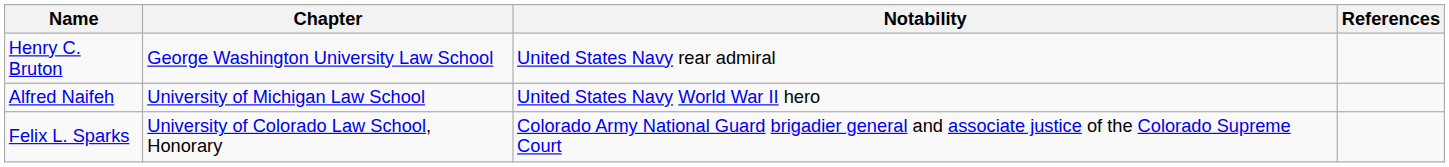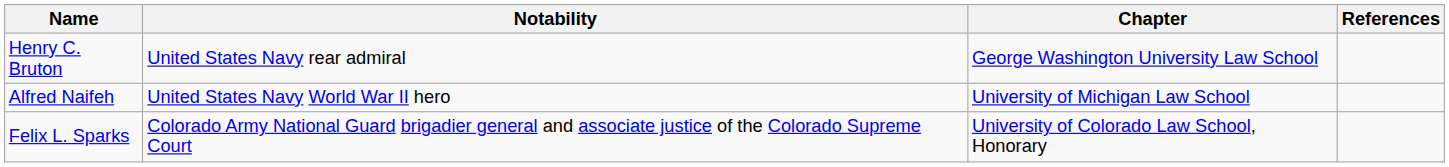columns swapped: (328, 18) <-> (925, 18)
